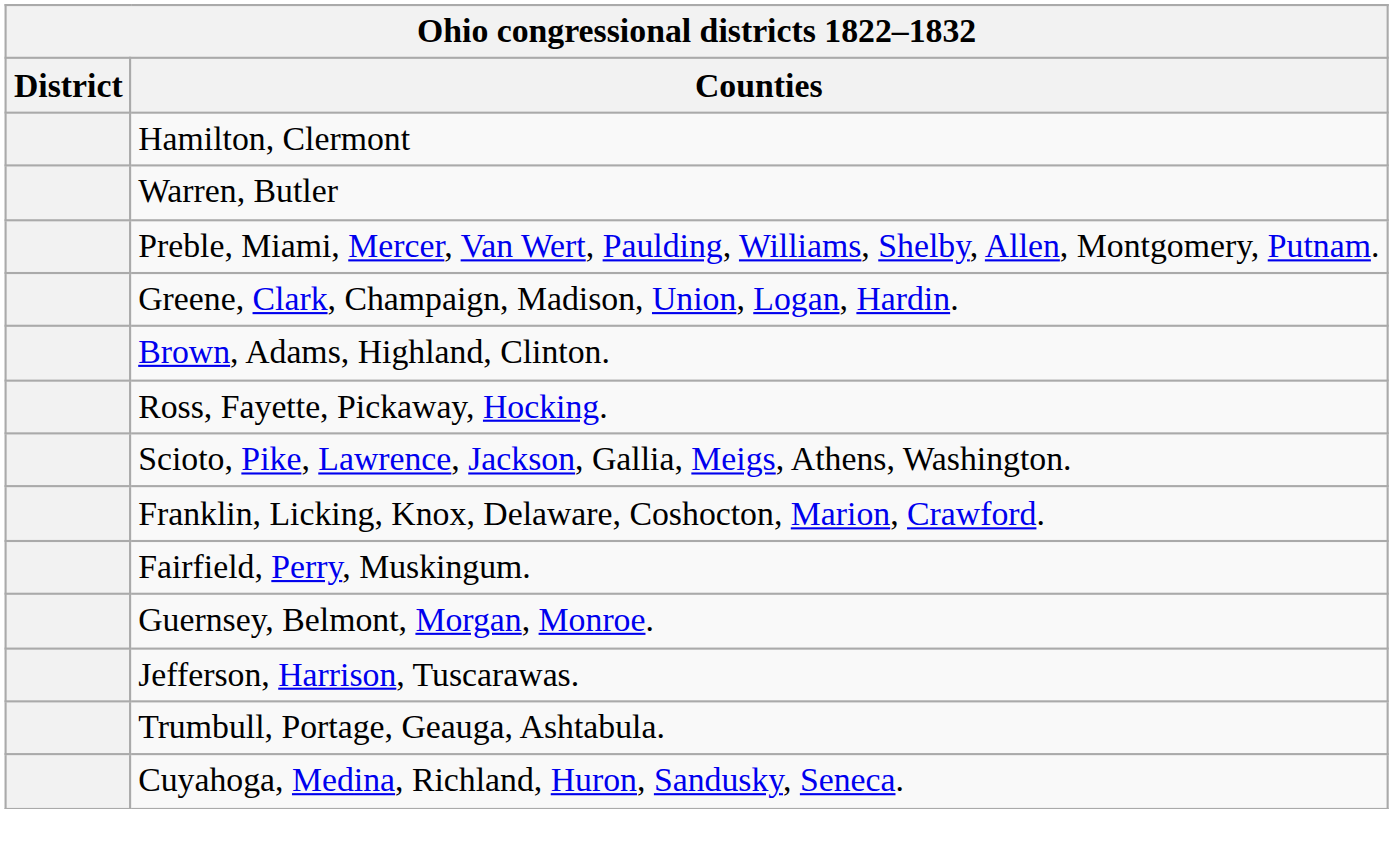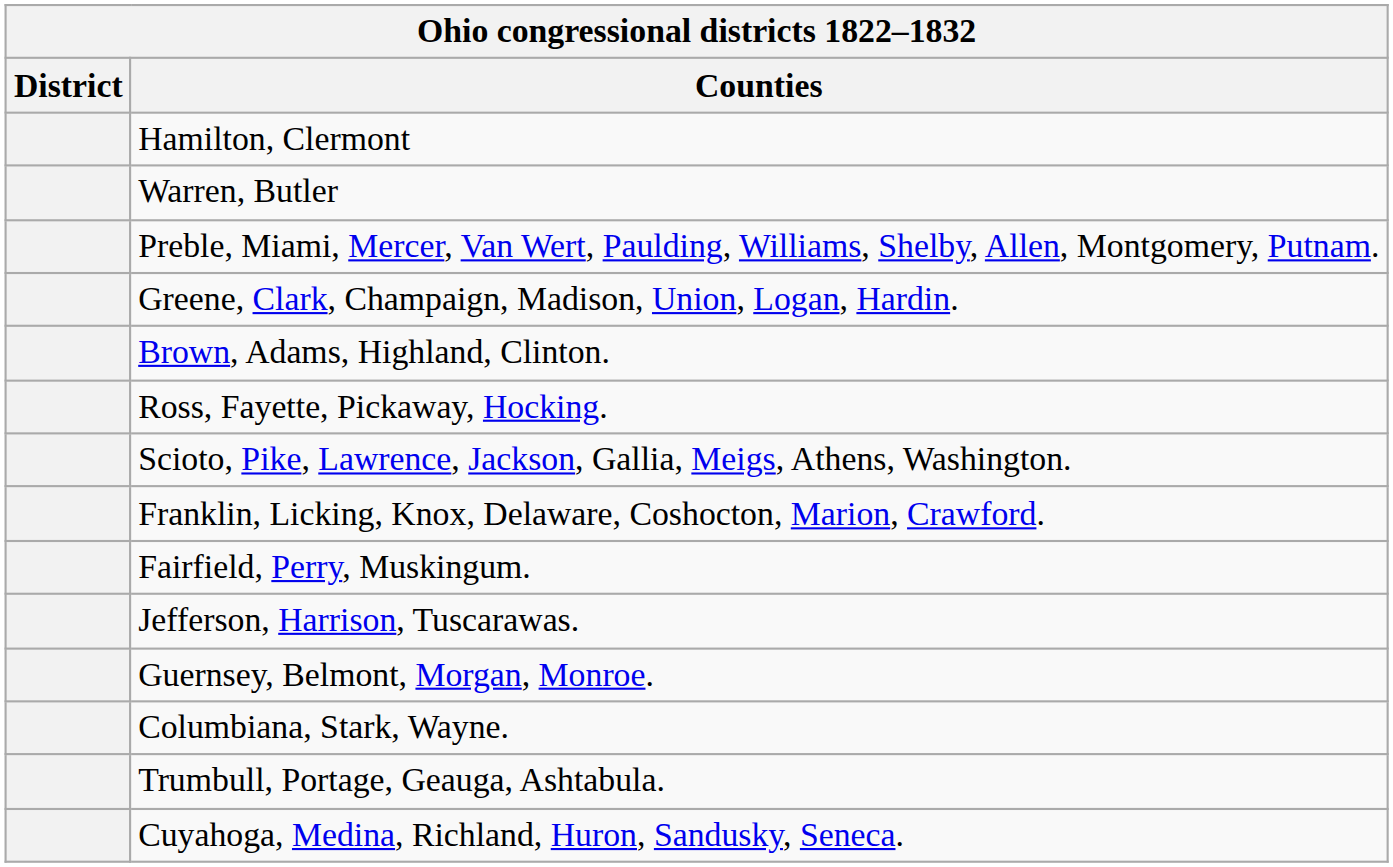rows swapped: (396, 620) <-> (359, 673)
+ row: (324, 727)
